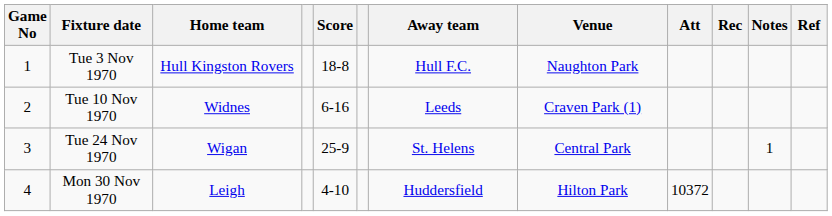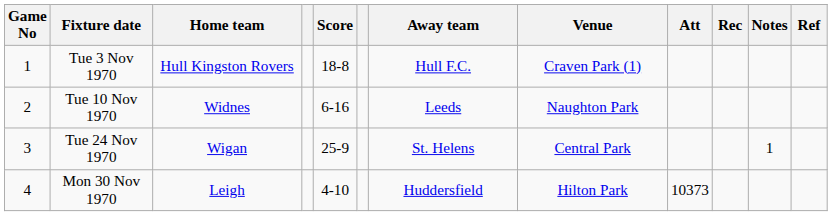(593, 66) Naughton Park -> (593, 66) Craven Park (1)
(593, 107) Craven Park (1) -> (593, 107) Naughton Park
(690, 189) 10372 -> (690, 189) 10373
